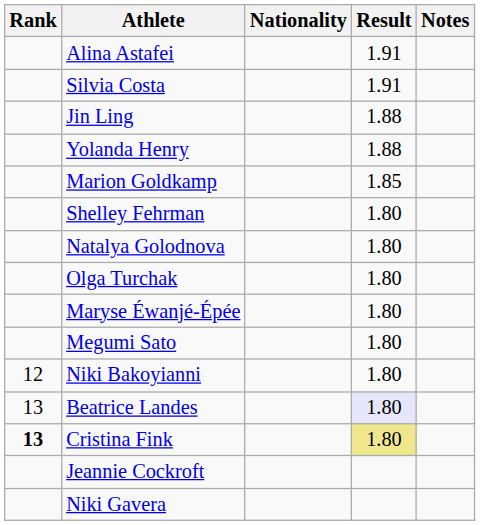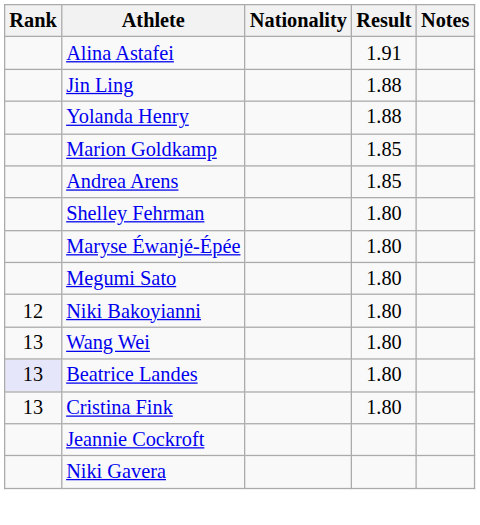- row: (116, 85)
+ row: (122, 181)
- row: (145, 246)
- row: (122, 278)
+ row: (108, 342)
(33, 407) no background -> (33, 375) lavender background
(384, 407) lavender background -> (384, 375) no background
(33, 439) bold -> (33, 407) normal
(384, 439) khaki background -> (384, 407) no background
